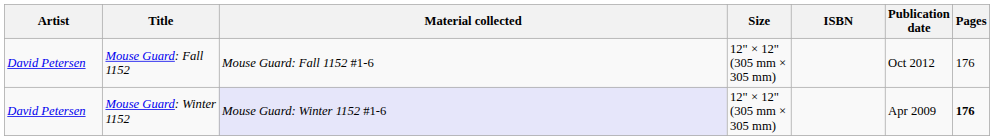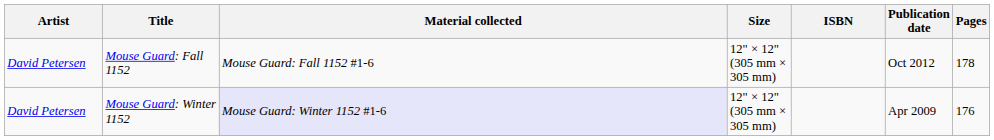(965, 63) 176 -> (965, 63) 178
(965, 111) bold -> (965, 111) normal
